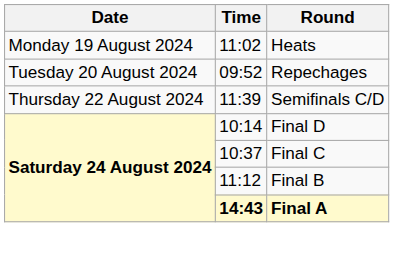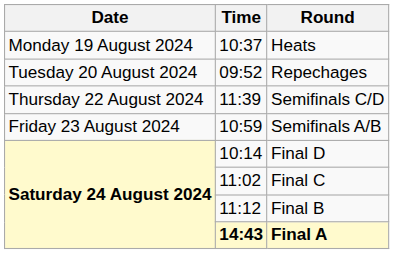(240, 45) 11:02 -> (241, 45) 10:37
+ row: (326, 126)
(241, 153) 10:37 -> (240, 180) 11:02
